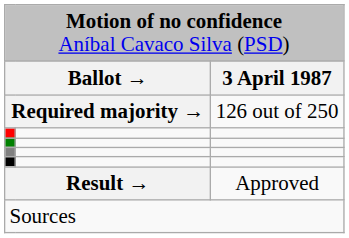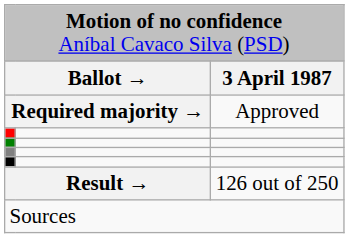(277, 111) 126 out of 250 -> (277, 111) Approved
(277, 183) Approved -> (277, 183) 126 out of 250
